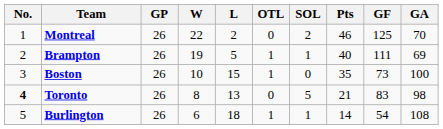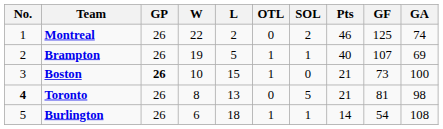(419, 34) 70 -> (419, 34) 74
(382, 54) 111 -> (382, 54) 107
(159, 74) normal -> (159, 74) bold
(345, 74) 35 -> (345, 74) 21
(382, 94) 83 -> (382, 94) 81
